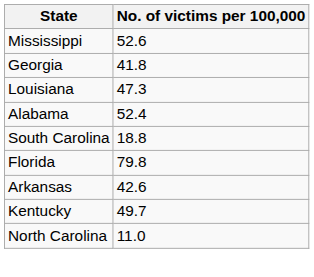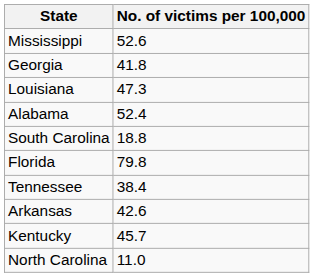+ row: (45, 187)
(132, 211) 49.7 -> (132, 235) 45.7
